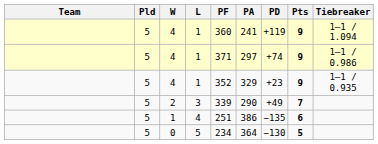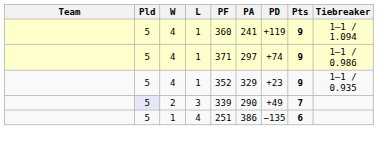(147, 103) no background -> (147, 103) lavender background
- row: (173, 132)
